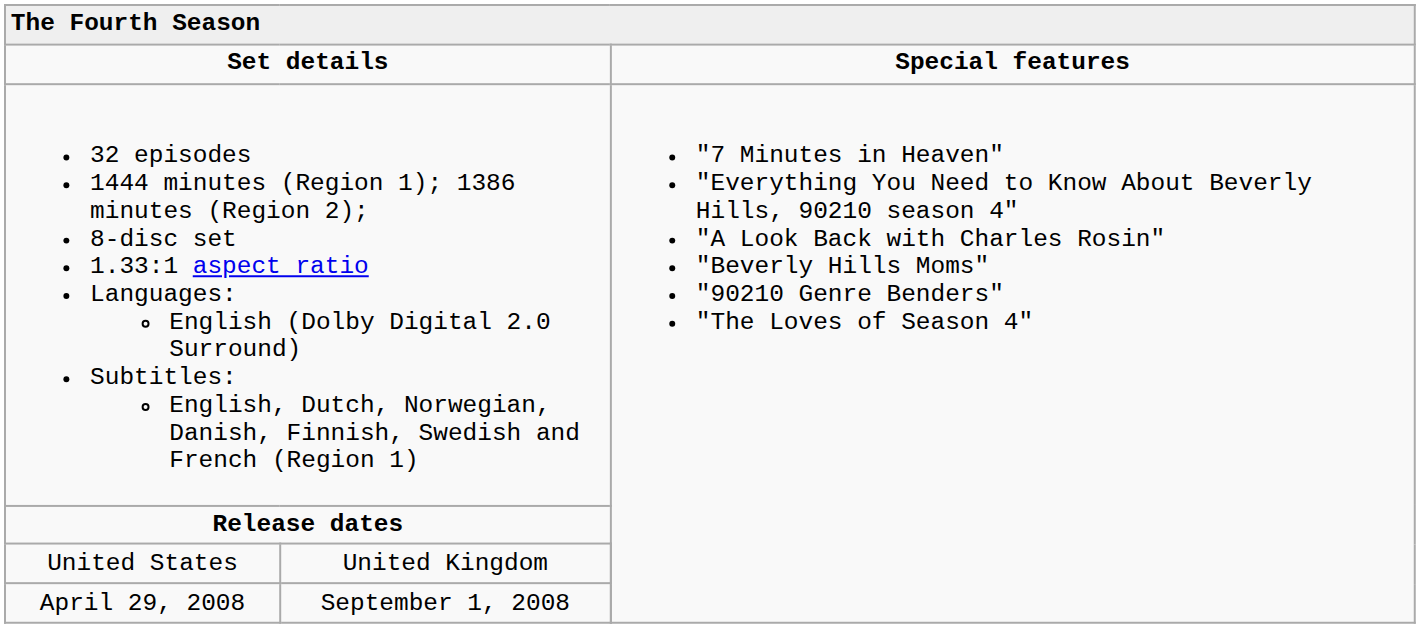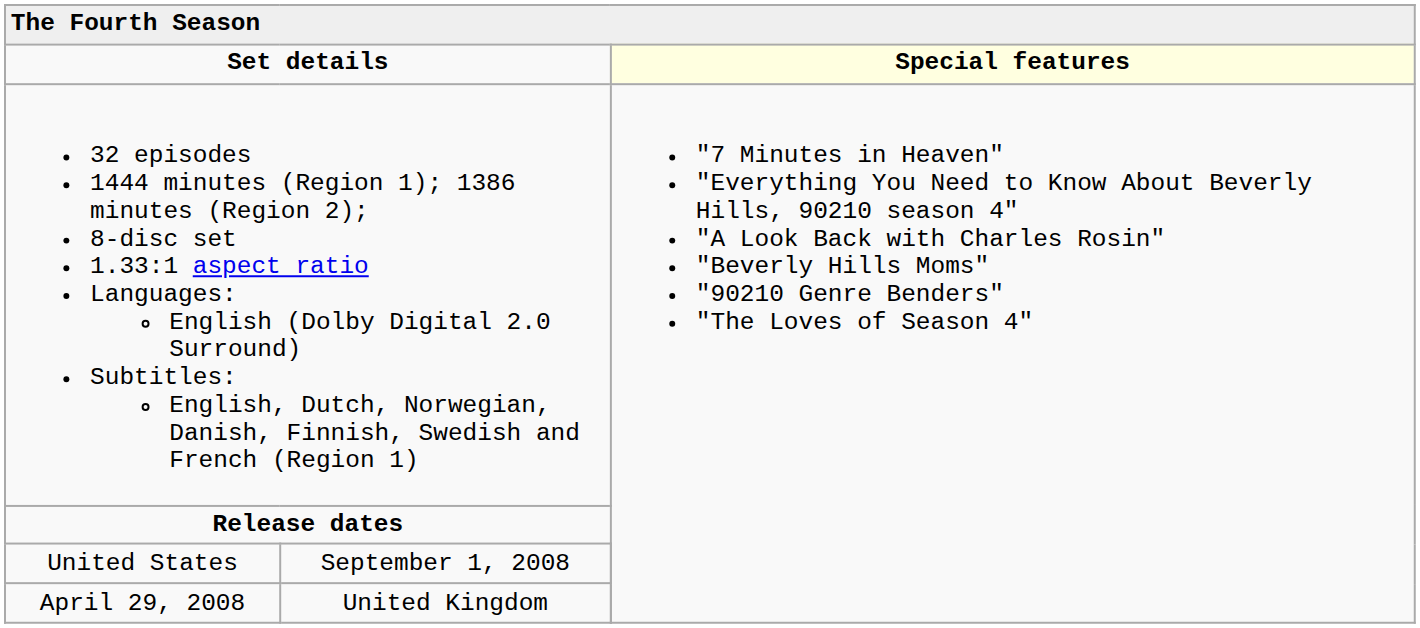(1013, 65) no background -> (1013, 65) lightyellow background
(445, 564) United Kingdom -> (445, 564) September 1, 2008
(445, 604) September 1, 2008 -> (445, 604) United Kingdom
